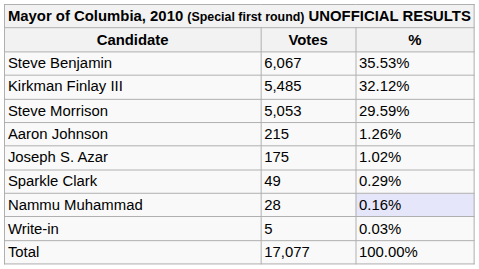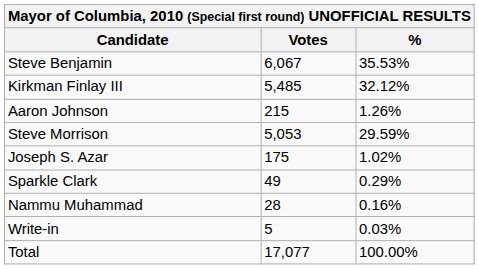rows swapped: (58, 110) <-> (58, 134)
(380, 205) lavender background -> (380, 205) no background
